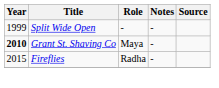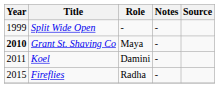+ row: (40, 59)
